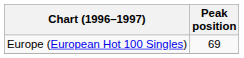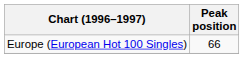(214, 44) 69 -> (214, 44) 66
